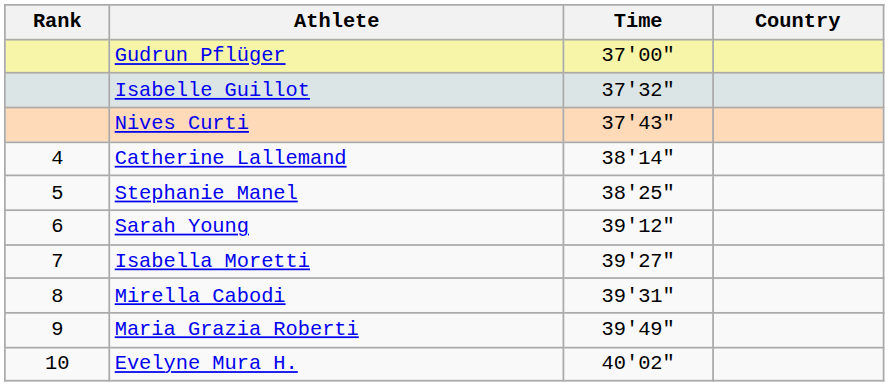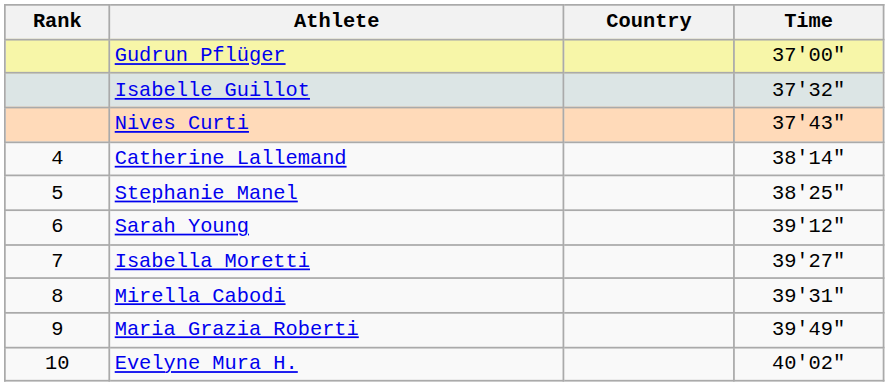columns swapped: (798, 22) <-> (638, 22)
